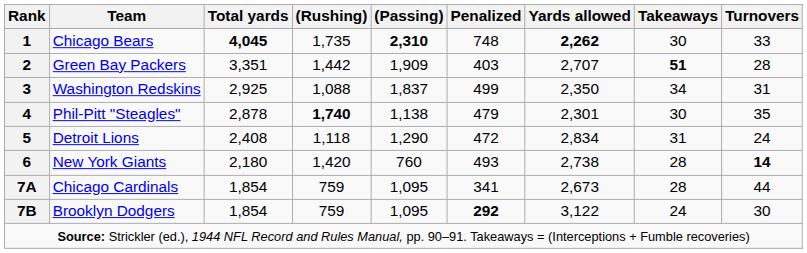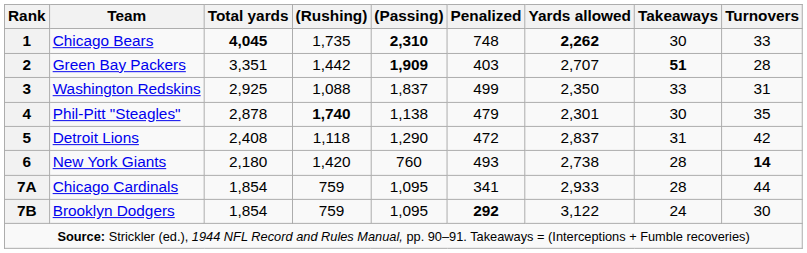(409, 65) normal -> (409, 65) bold
(678, 89) 34 -> (678, 89) 33
(580, 138) 2,834 -> (580, 138) 2,837
(762, 138) 24 -> (762, 138) 42
(580, 187) 2,673 -> (580, 187) 2,933
